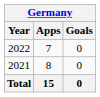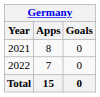rows swapped: (19, 65) <-> (19, 48)
